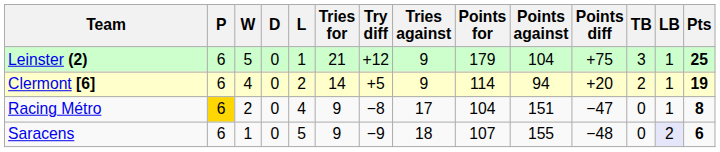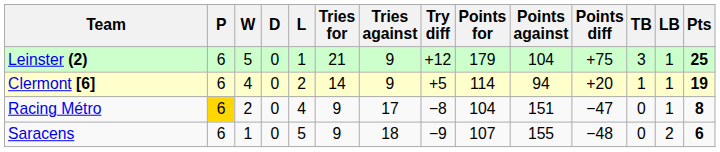columns swapped: (424, 25) <-> (376, 25)
(641, 84) 2 -> (641, 84) 1
(669, 134) lavender background -> (669, 134) no background
